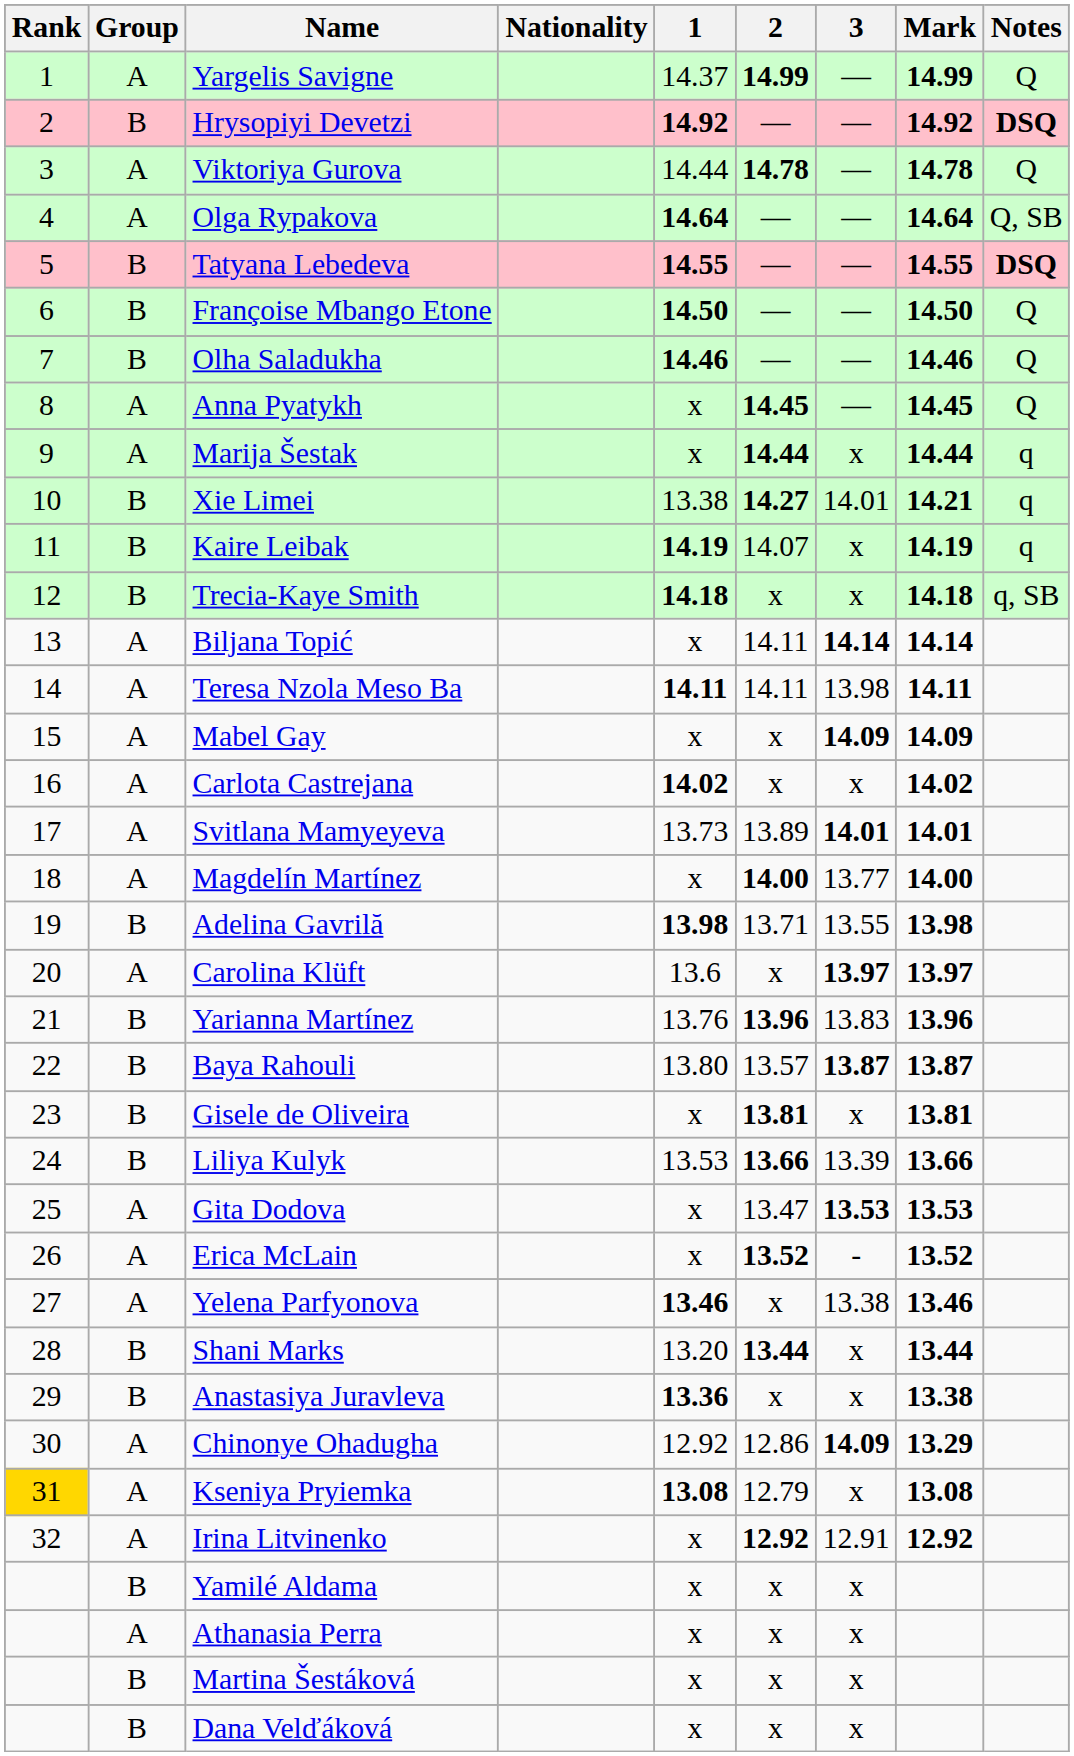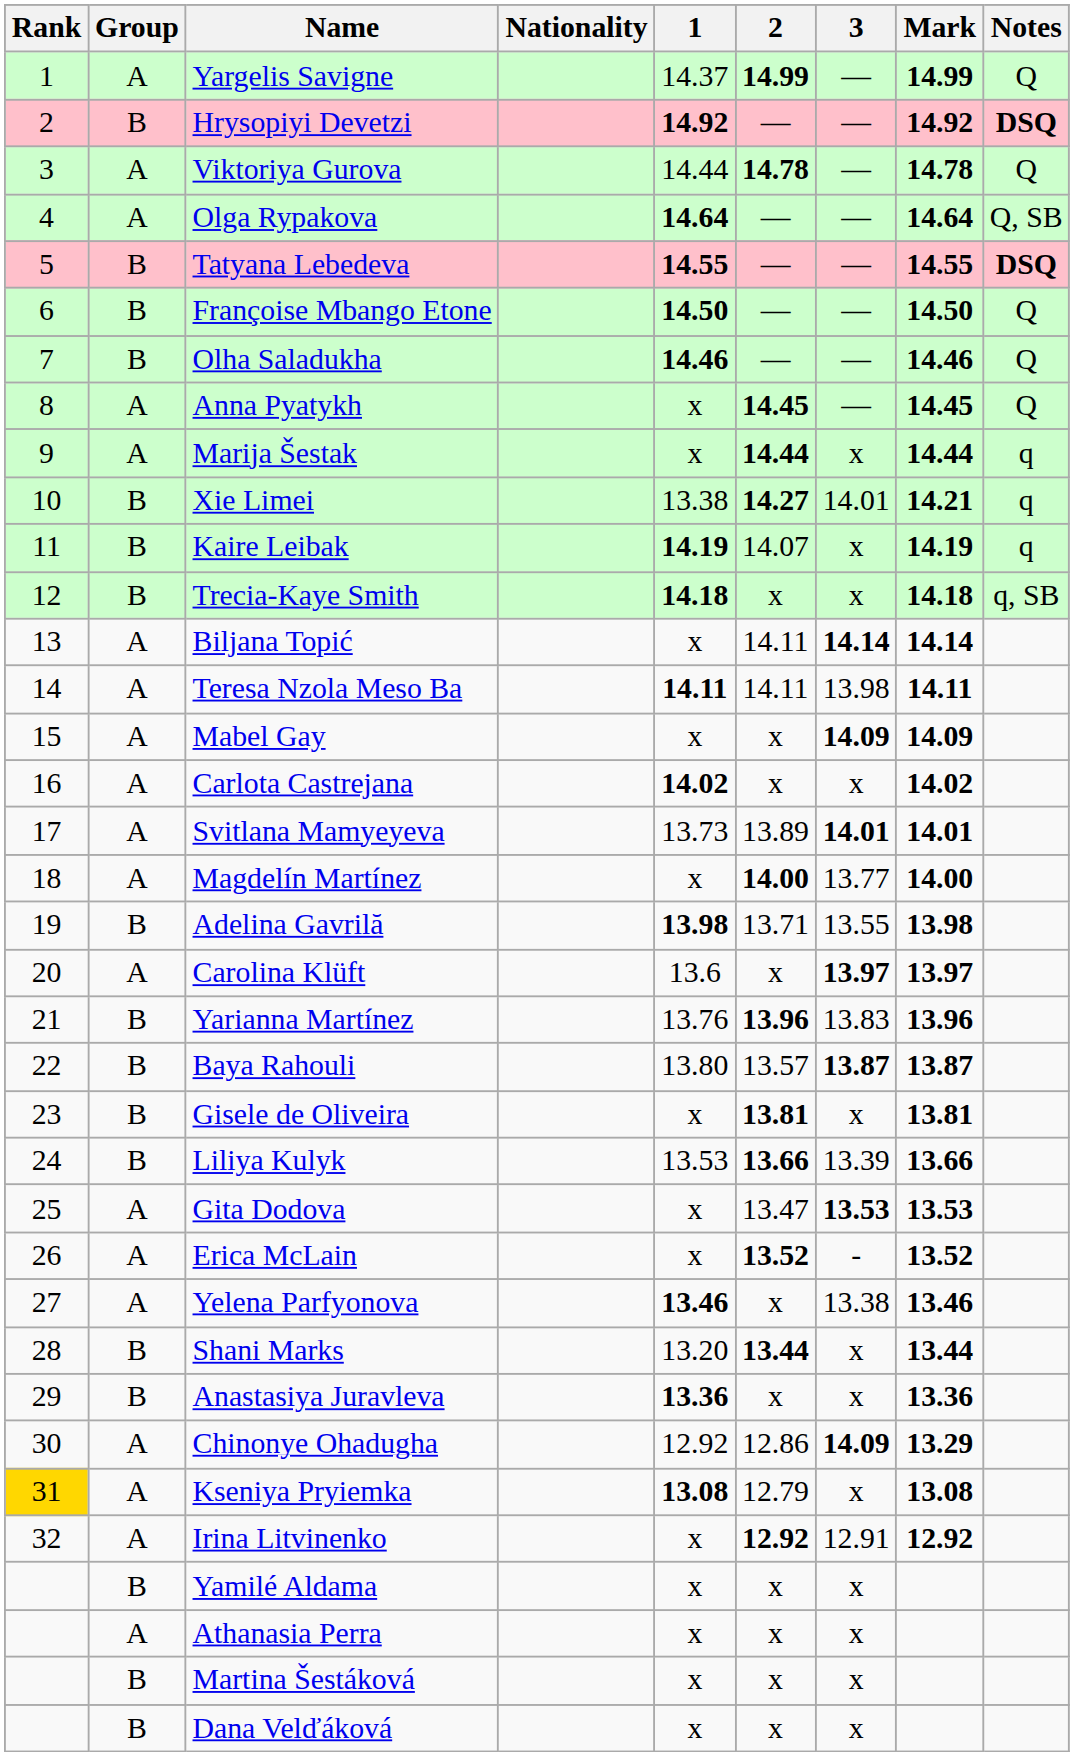(940, 1396) 13.38 -> (940, 1396) 13.36
